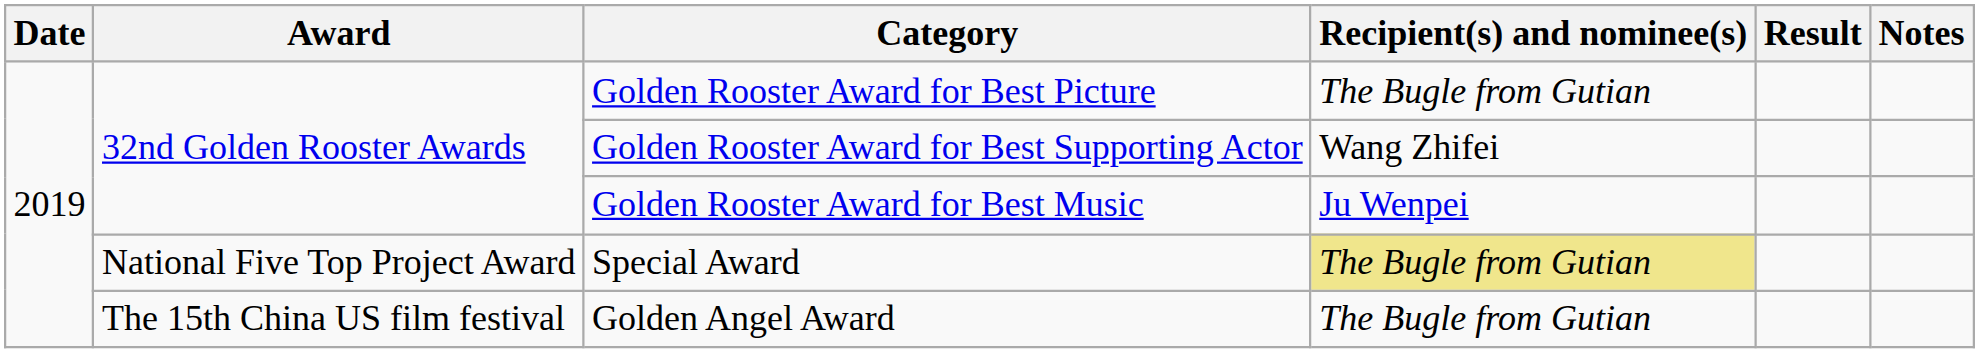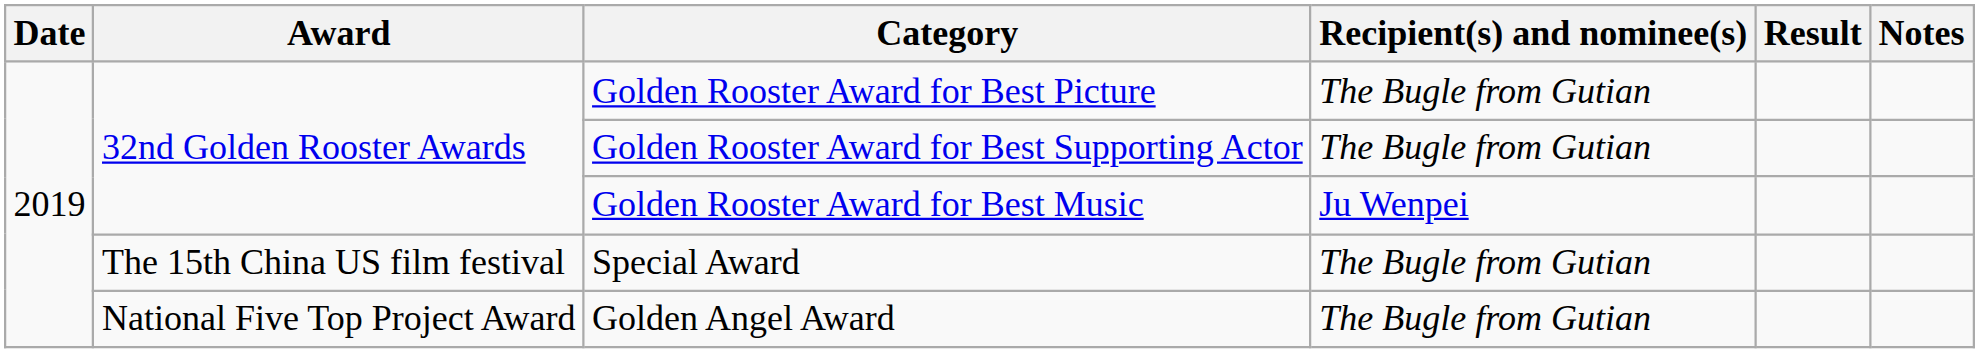(1409, 147) Wang Zhifei -> (1485, 147) The Bugle from Gutian
(339, 261) National Five Top Project Award -> (333, 261) The 15th China US film festival
(1485, 261) khaki background -> (1485, 261) no background
(333, 318) The 15th China US film festival -> (339, 318) National Five Top Project Award
